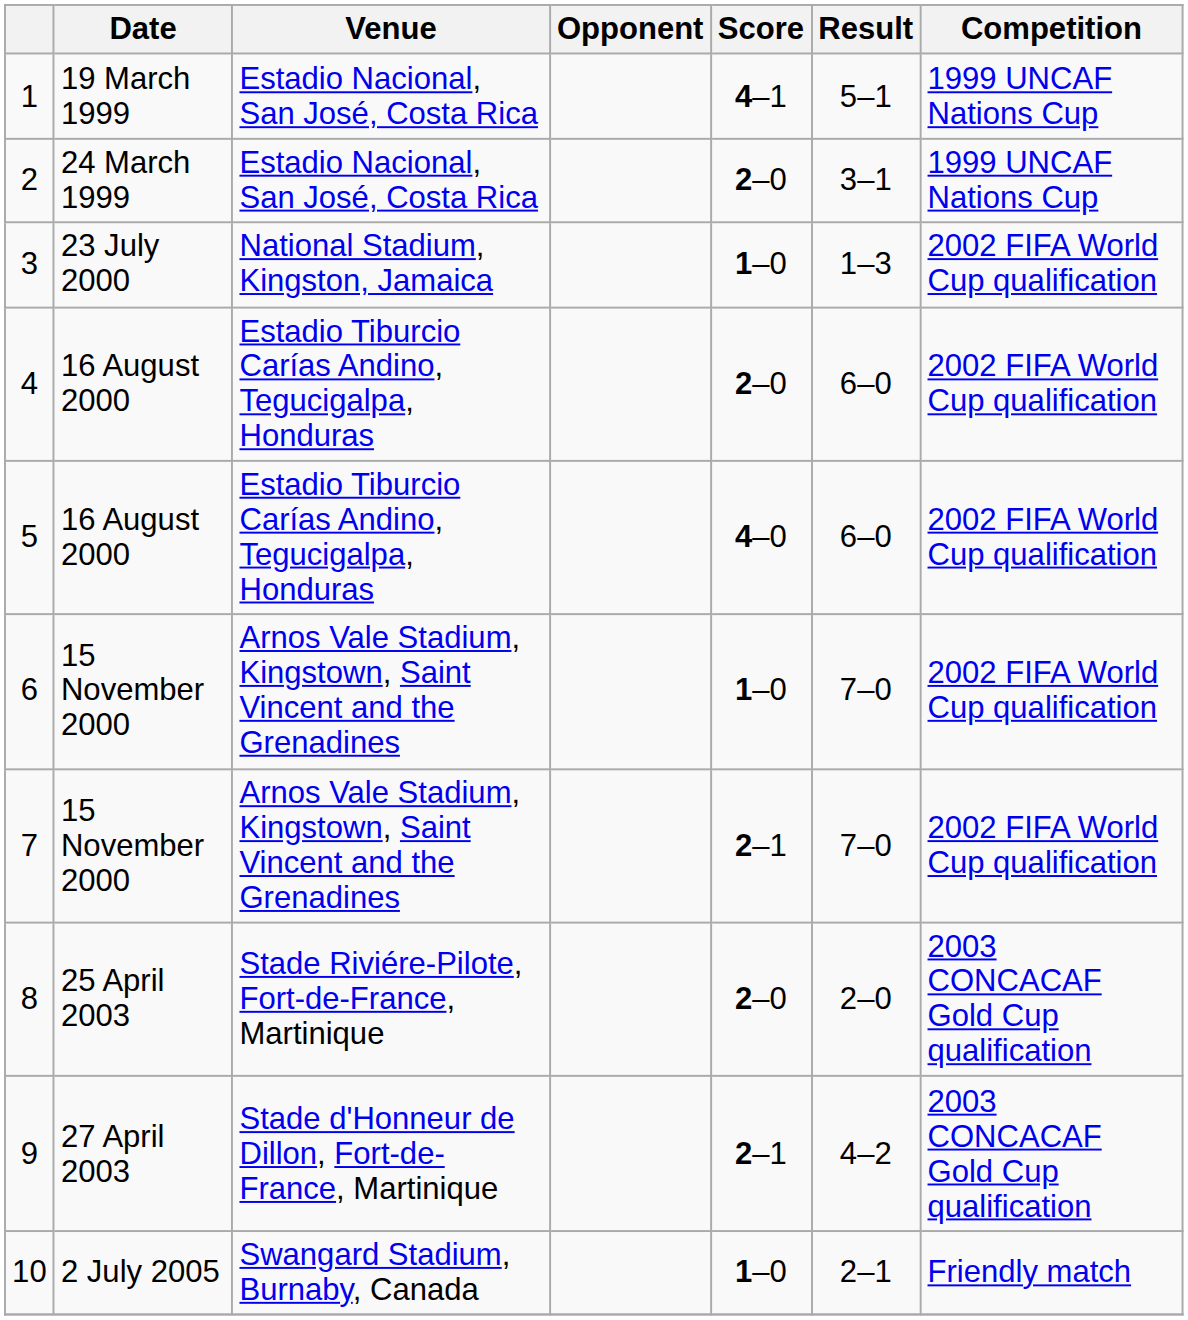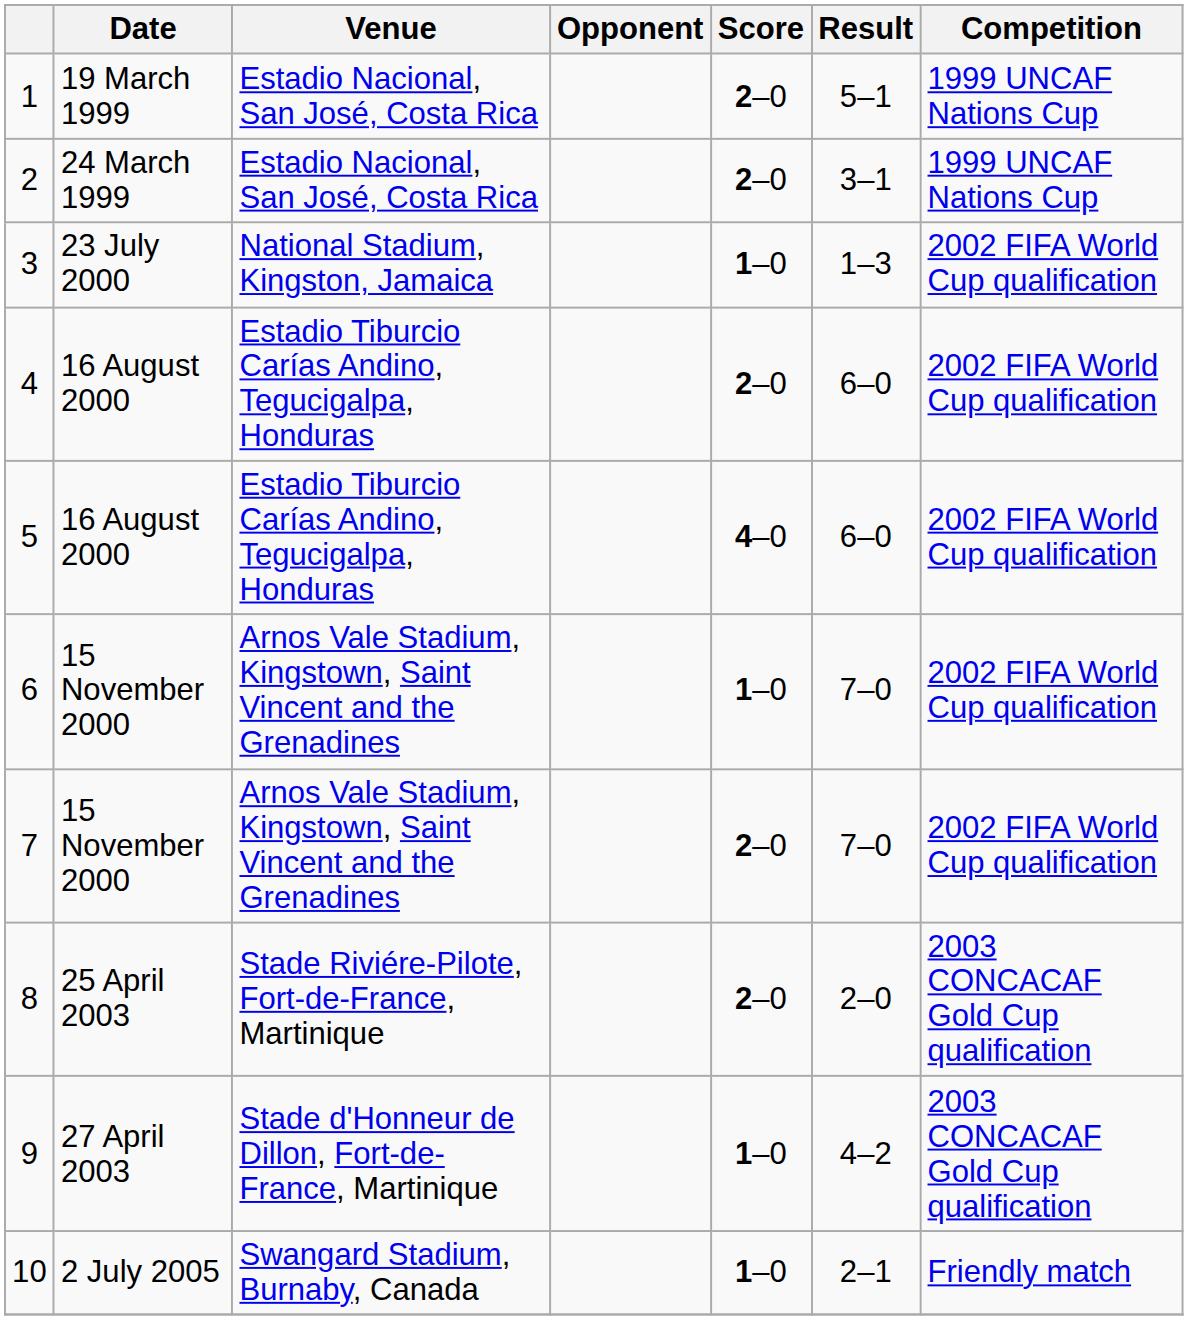(761, 95) 4–1 -> (761, 95) 2–0
(761, 845) 2–1 -> (761, 845) 2–0
(761, 1153) 2–1 -> (761, 1153) 1–0
